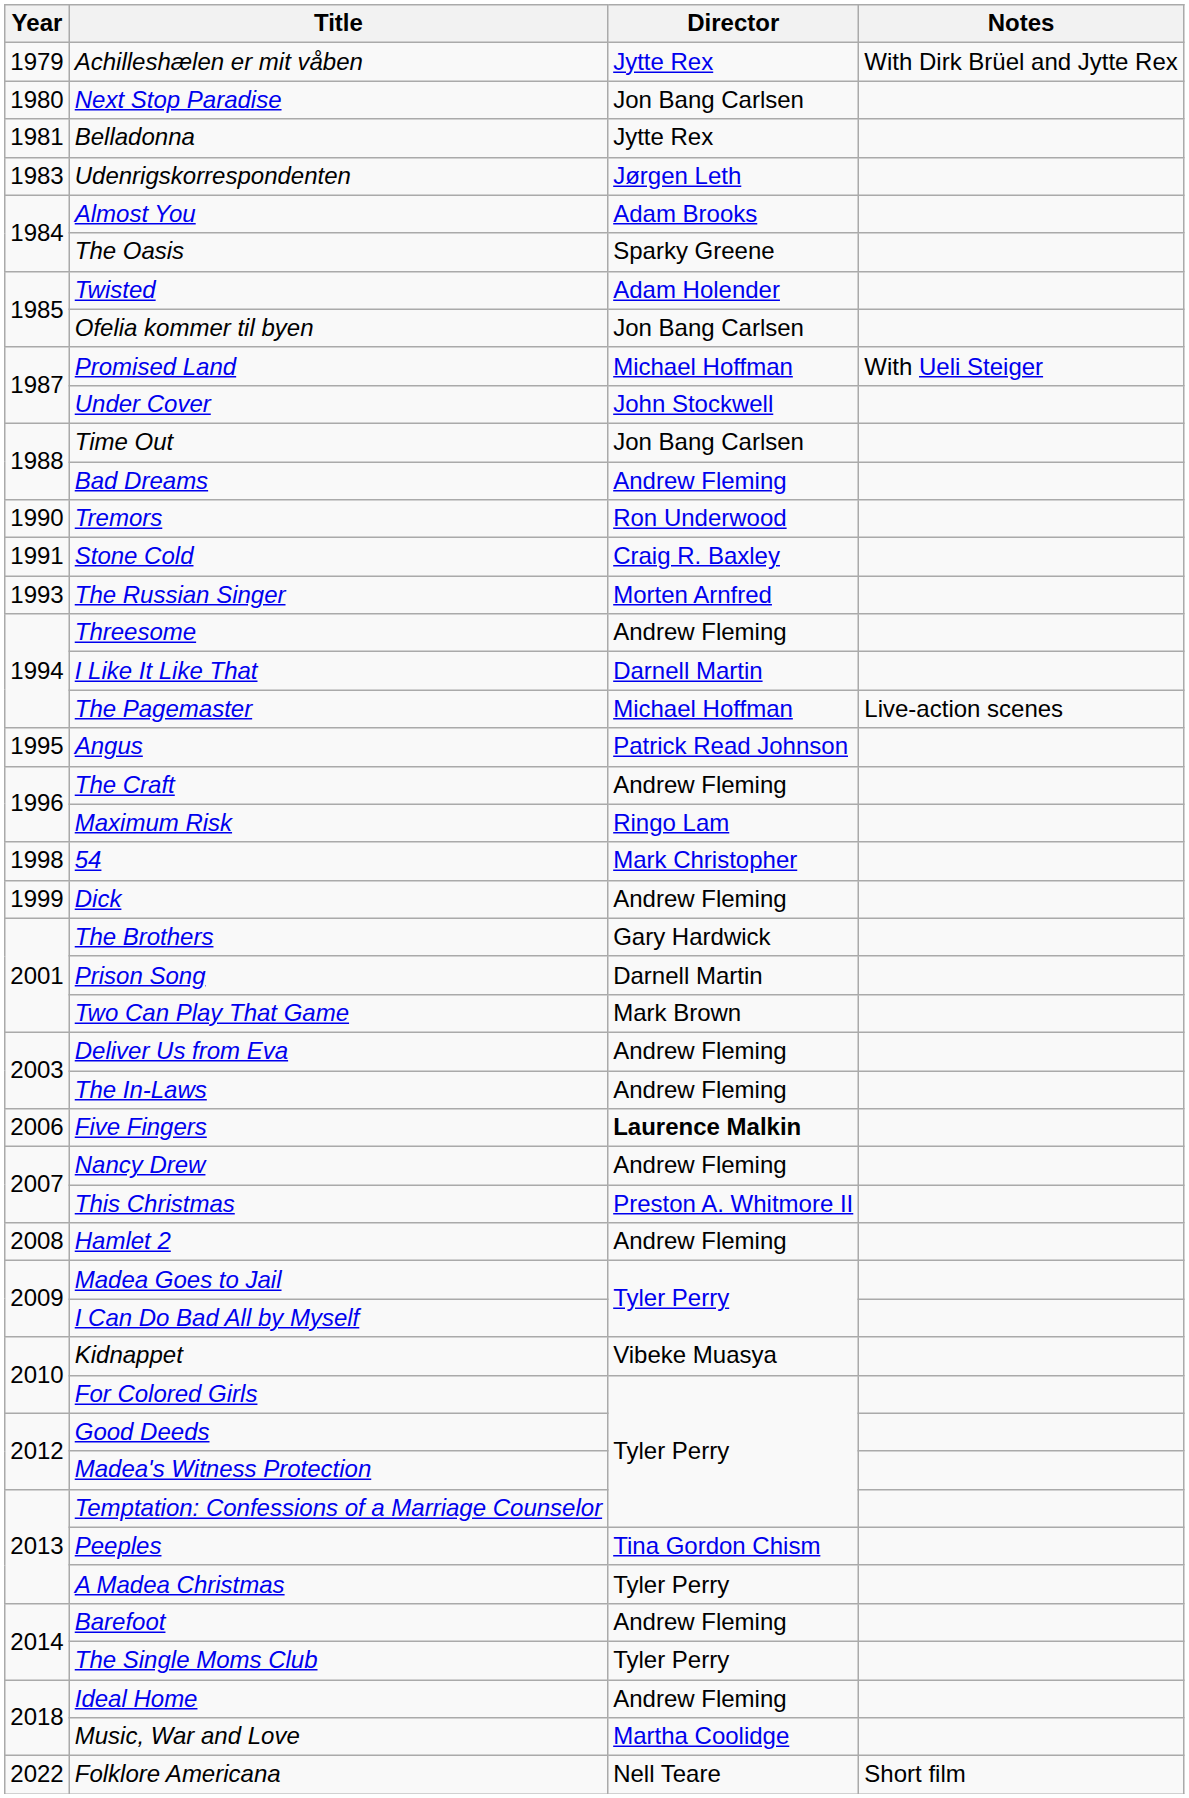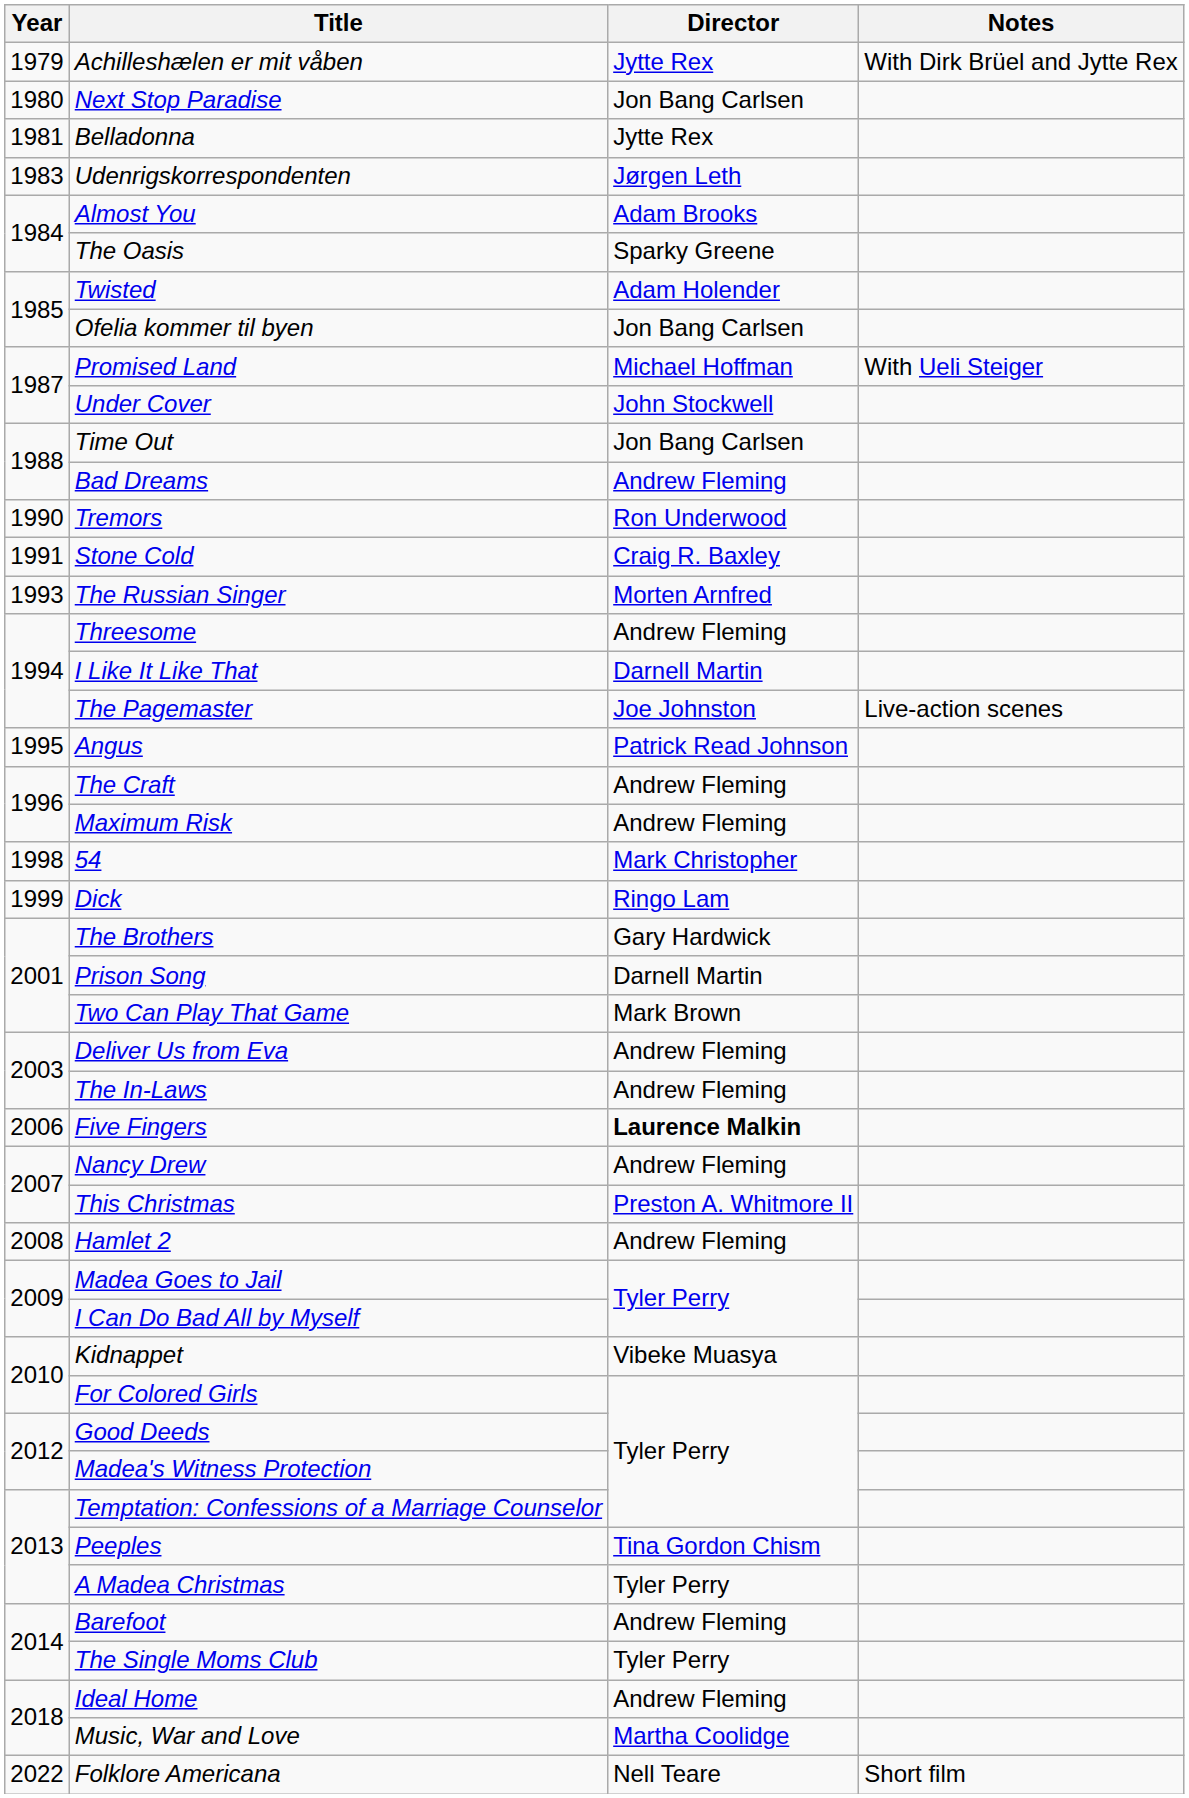(703, 708) Michael Hoffman -> (685, 708) Joe Johnston
(671, 822) Ringo Lam -> (700, 822) Andrew Fleming
(700, 898) Andrew Fleming -> (671, 898) Ringo Lam
